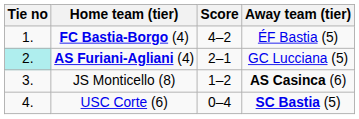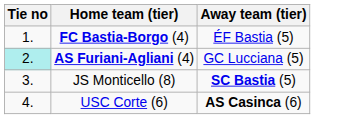- column: (220, 15)
(298, 80) AS Casinca (6) -> (253, 80) SC Bastia (5)
(298, 102) SC Bastia (5) -> (253, 102) AS Casinca (6)
